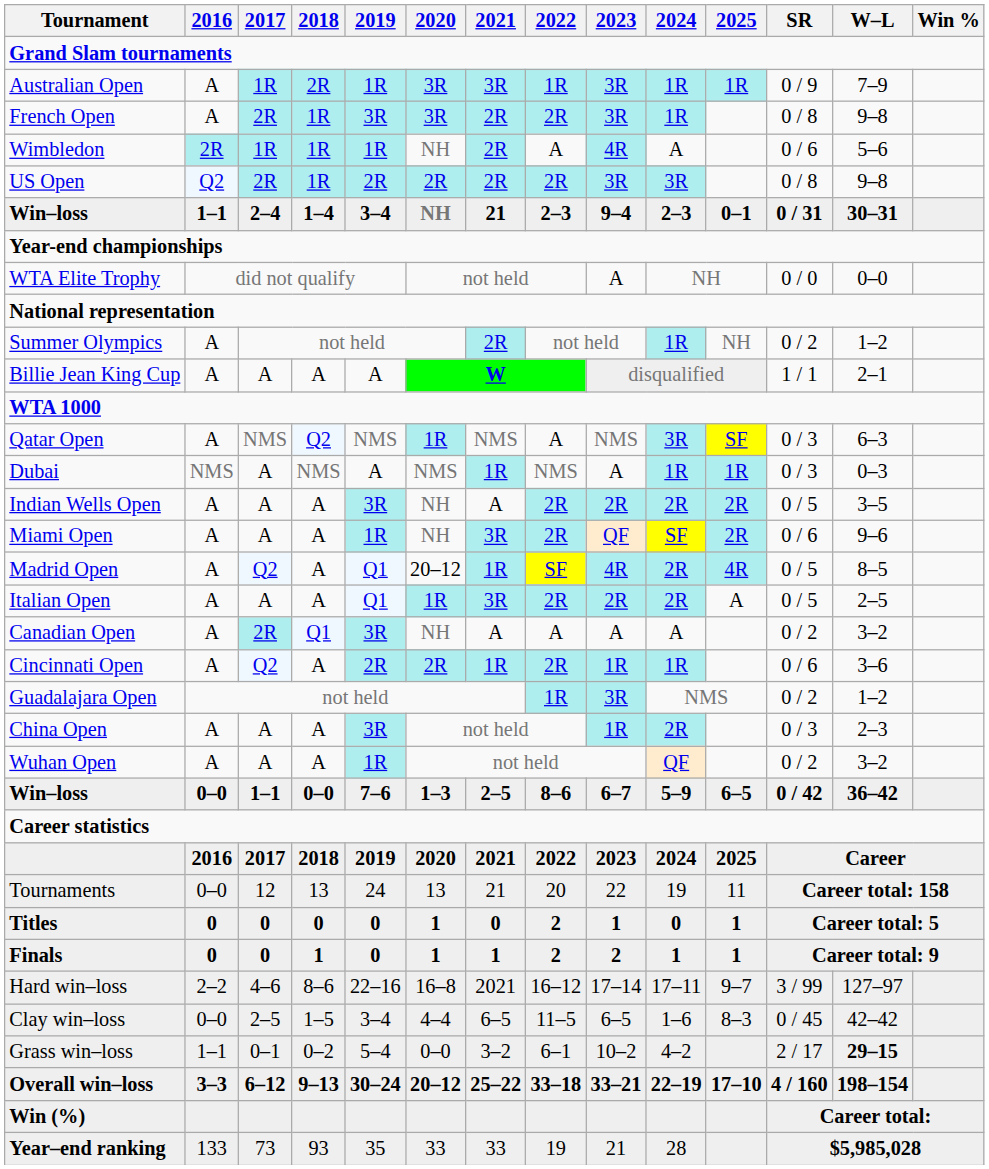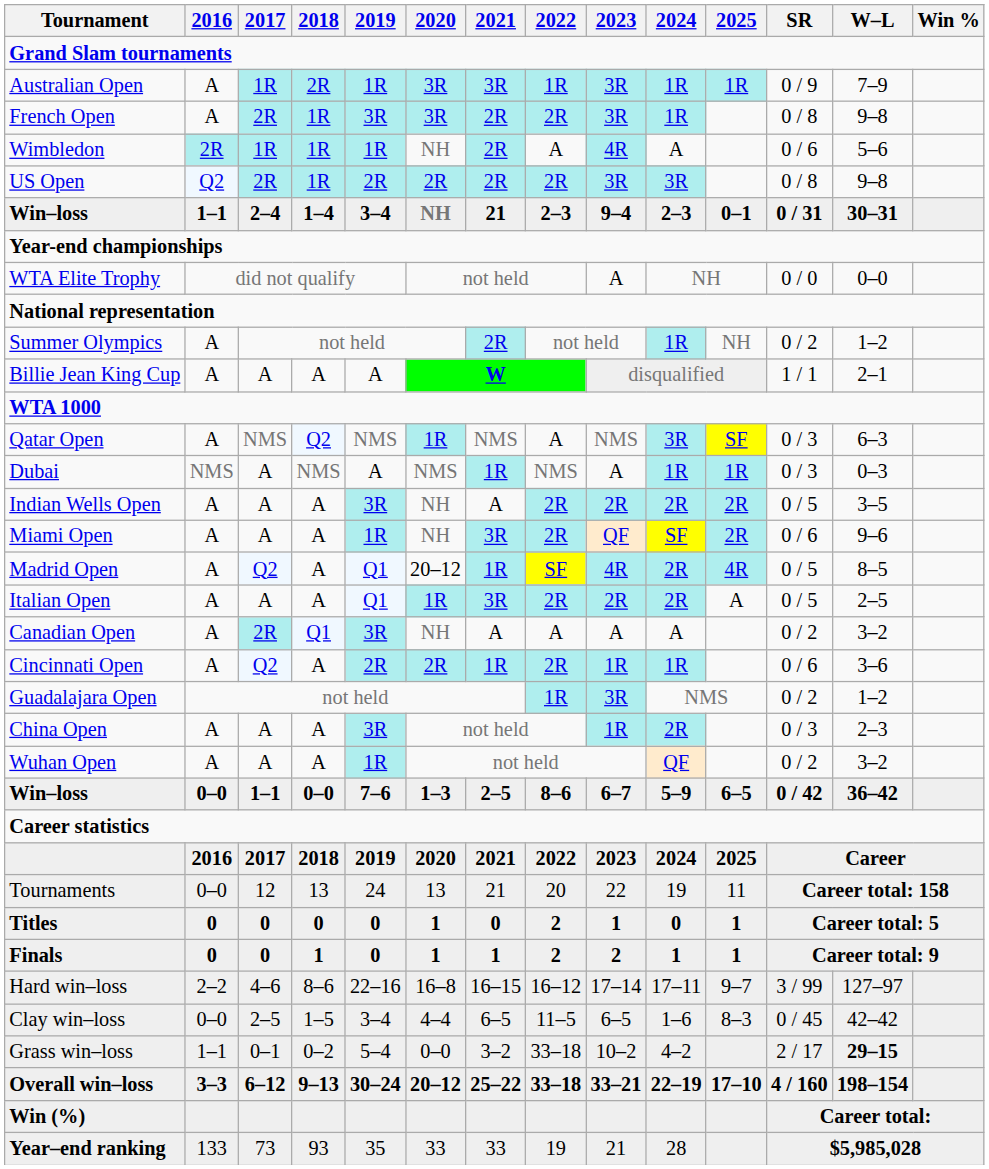(496, 987) 2021 -> (496, 987) 16–15
(556, 1051) 6–1 -> (556, 1051) 33–18
